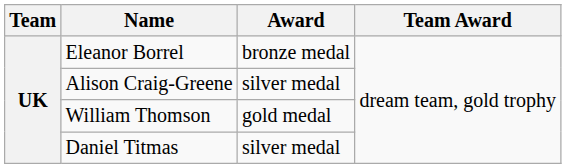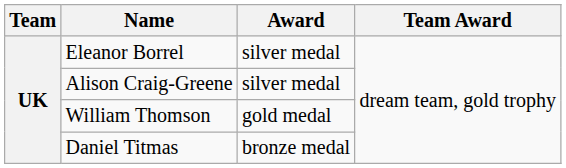(296, 52) bronze medal -> (291, 52) silver medal
(291, 147) silver medal -> (296, 147) bronze medal
